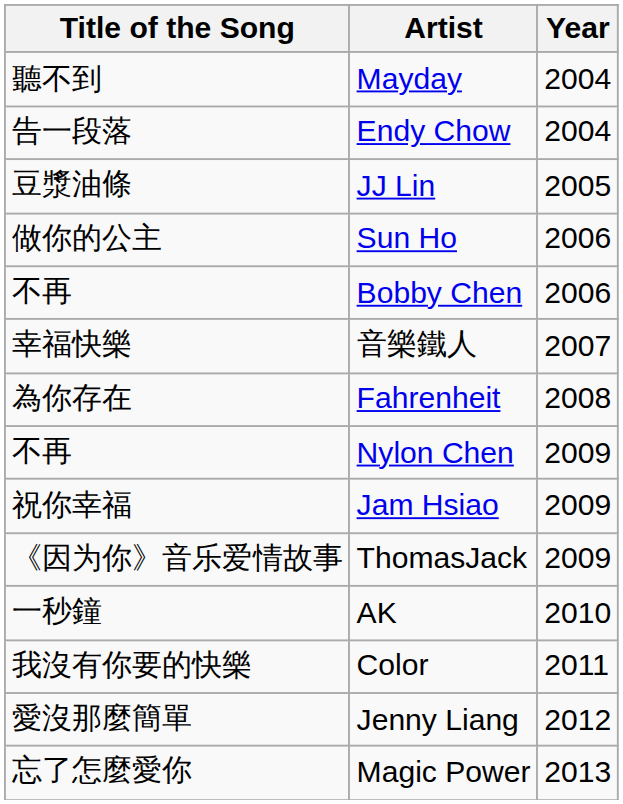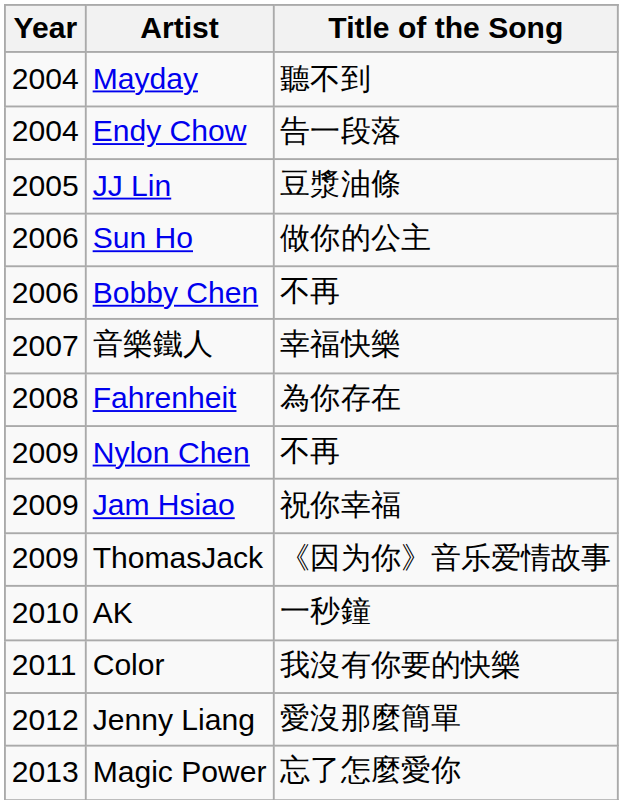columns swapped: (578, 28) <-> (177, 28)
